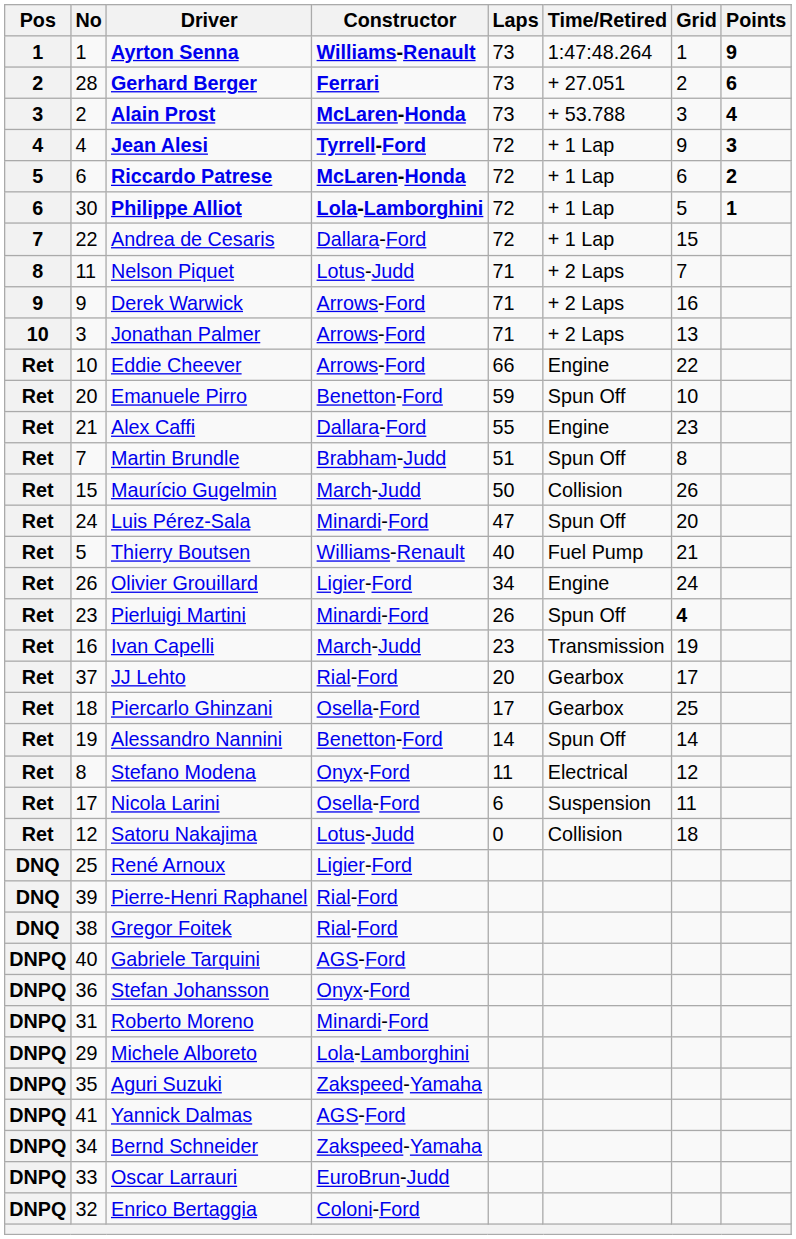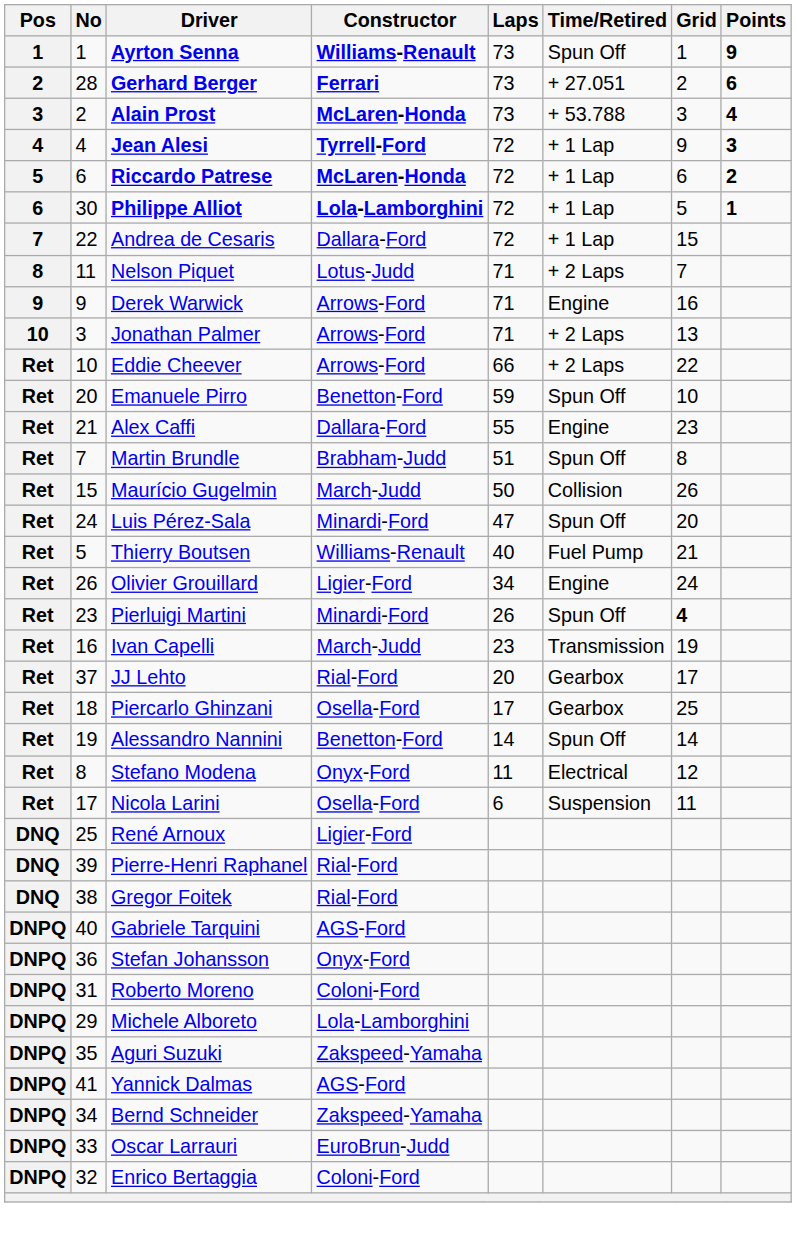(600, 52) 1:47:48.264 -> (587, 52) Spun Off
(586, 302) + 2 Laps -> (579, 302) Engine
(579, 365) Engine -> (586, 365) + 2 Laps
- row: (184, 834)
(373, 1021) Minardi-Ford -> (368, 990) Coloni-Ford
